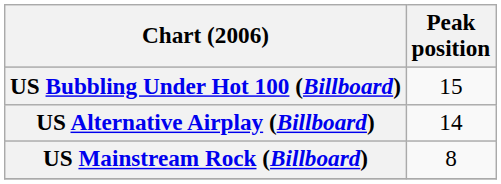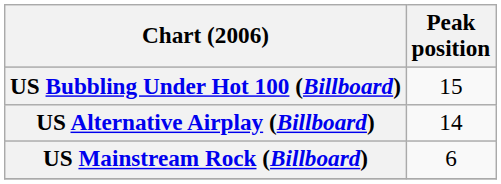(451, 159) 8 -> (451, 159) 6
